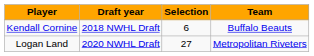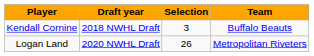(186, 28) 6 -> (186, 28) 3
(186, 43) 27 -> (186, 43) 26
